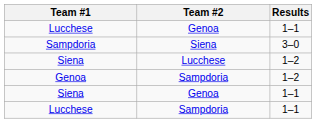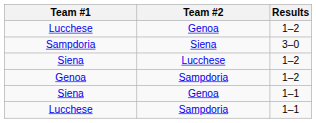(291, 28) 1–1 -> (291, 28) 1–2
